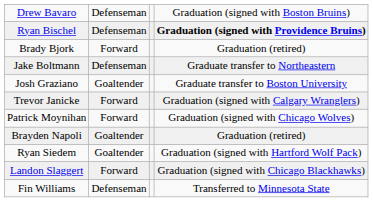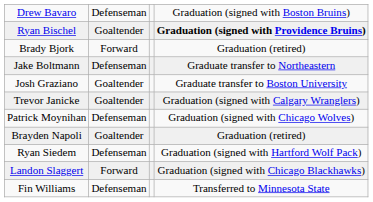(119, 30) Defenseman -> (119, 30) Goaltender
(119, 100) Forward -> (119, 100) Goaltender
(119, 118) Forward -> (119, 118) Defenseman
(119, 153) Goaltender -> (119, 153) Defenseman
